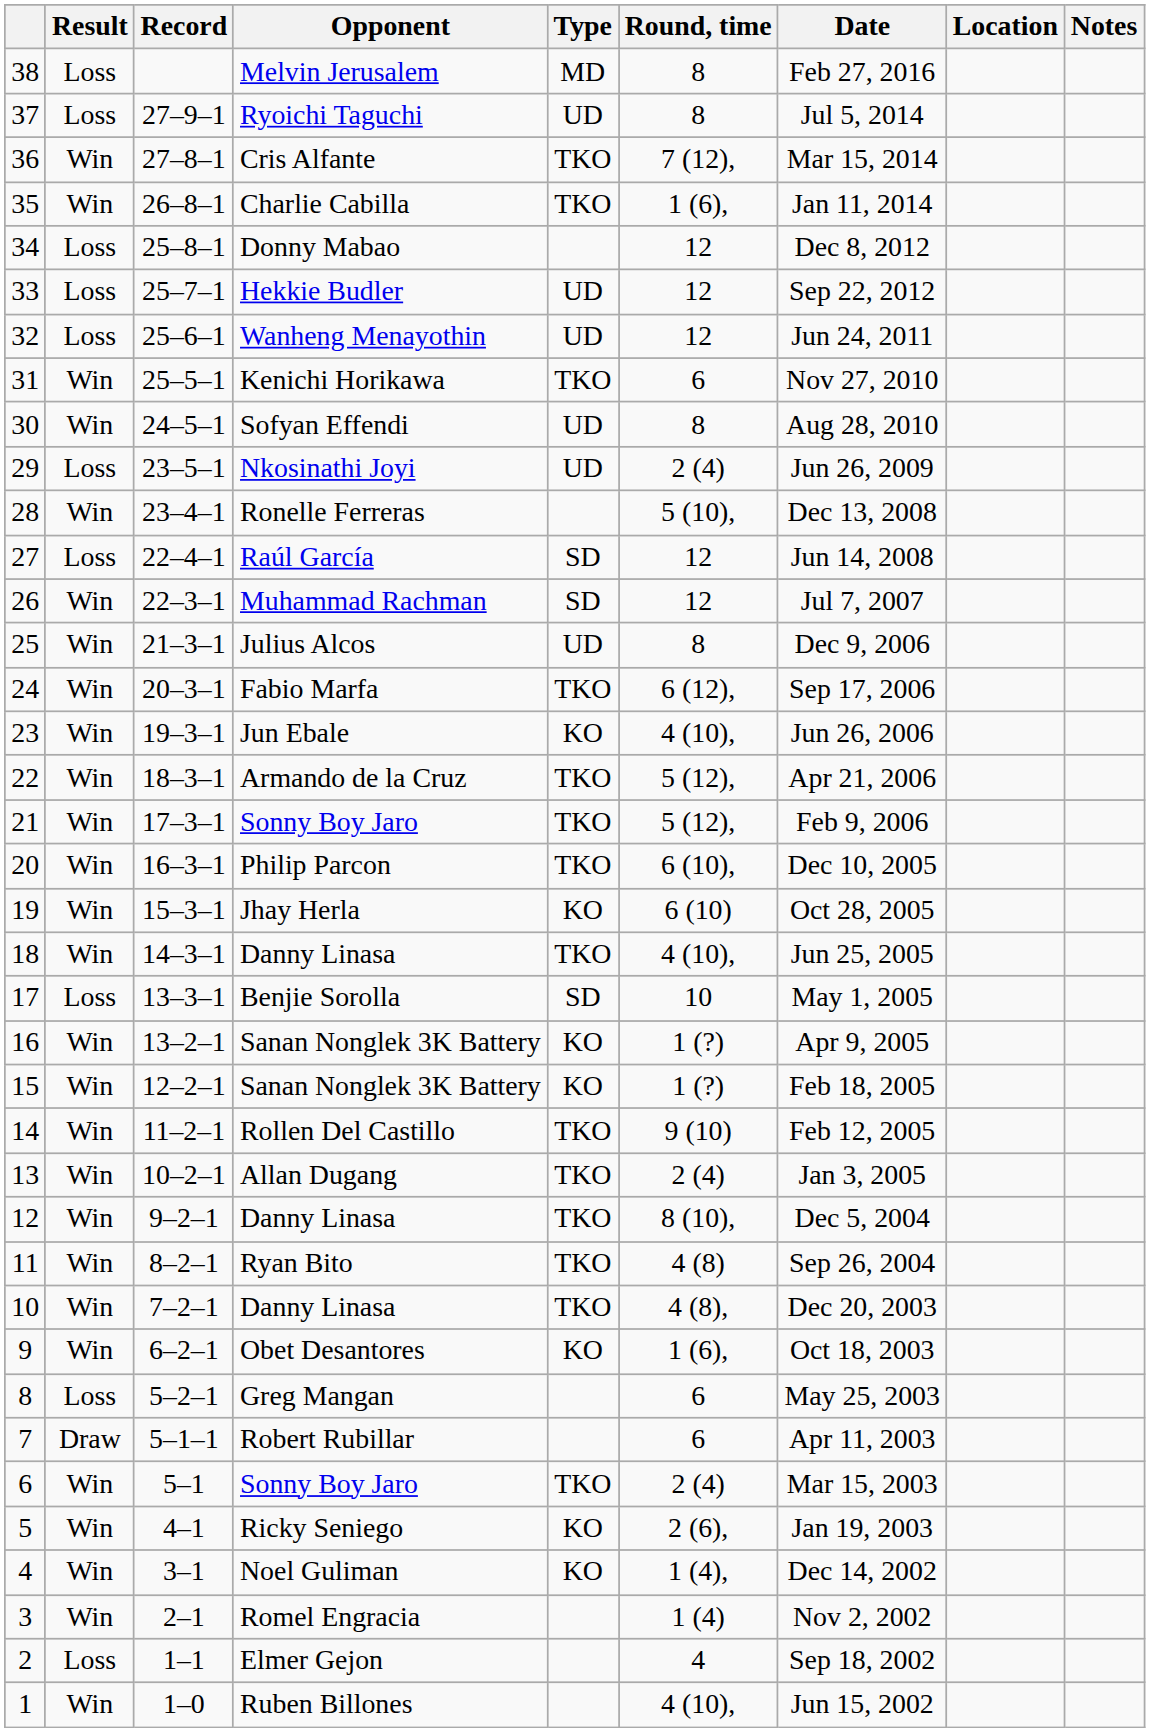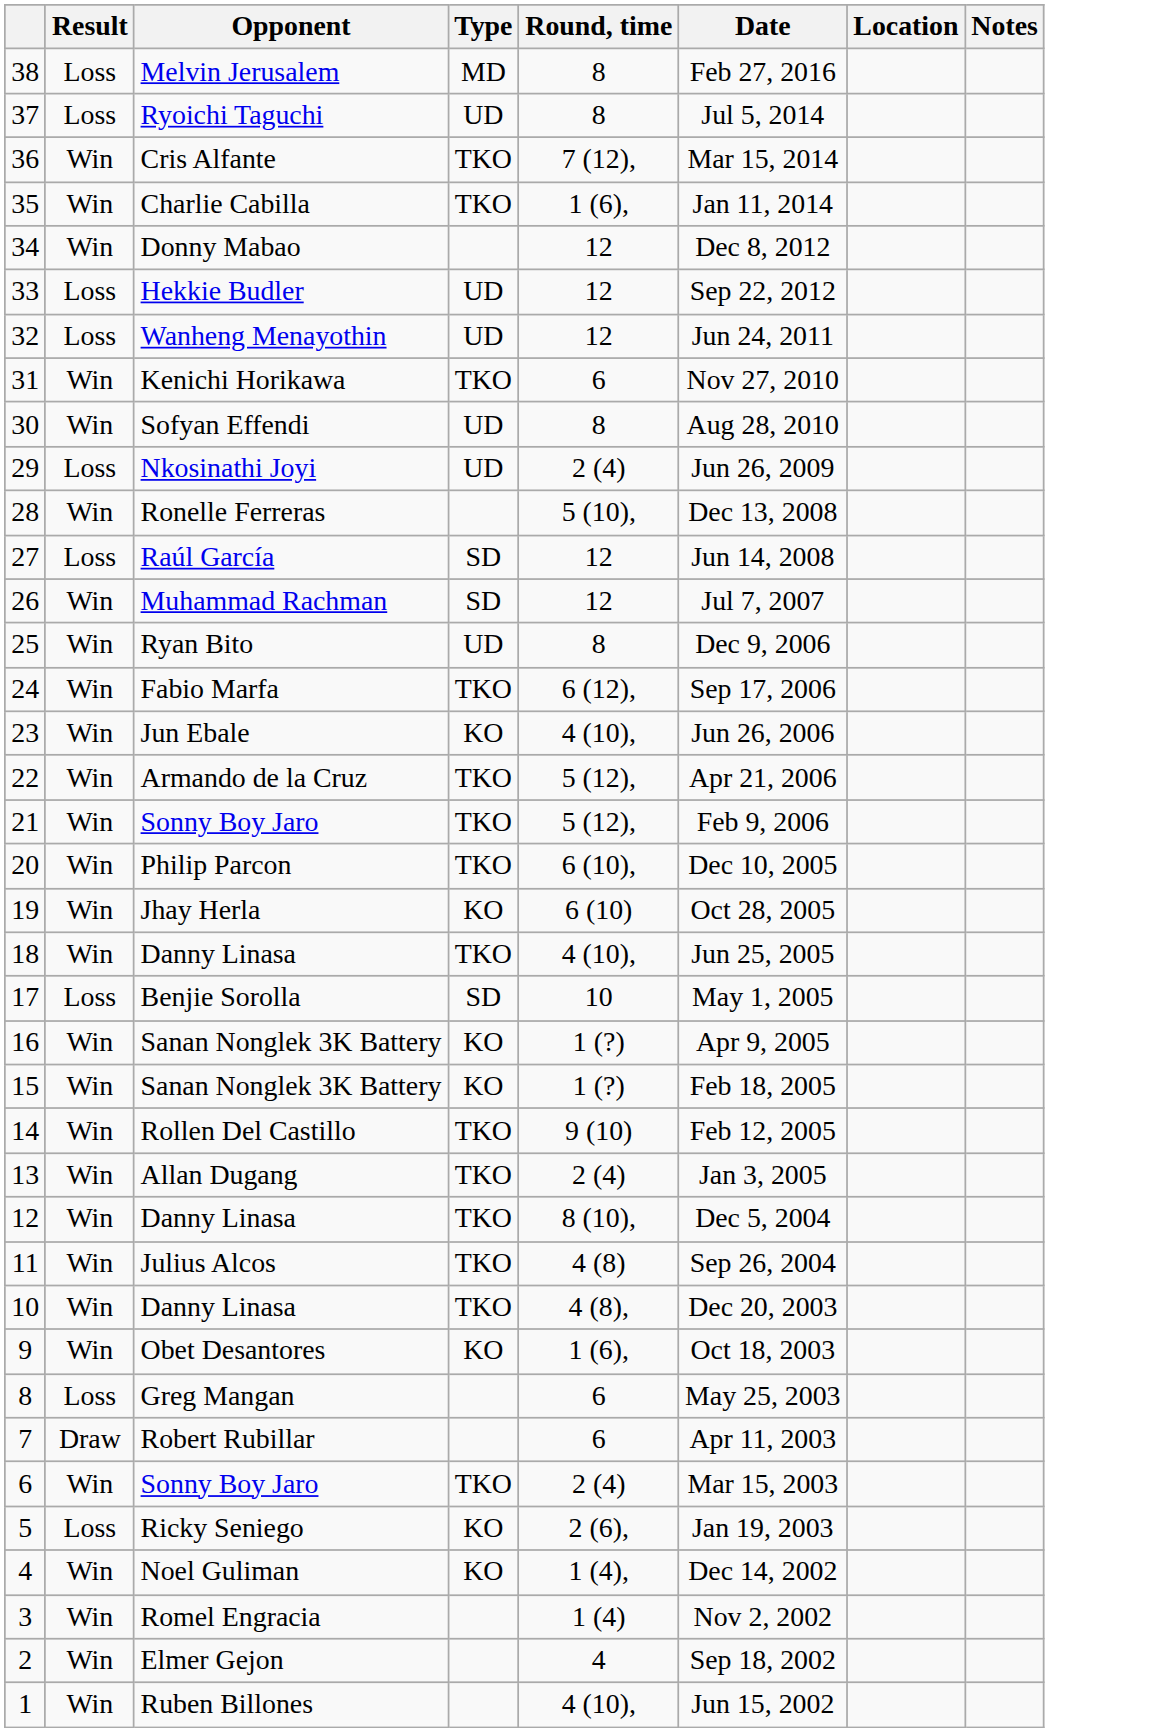- column: (184, 26)
(90, 247) Loss -> (90, 247) Win
(308, 644) Julius Alcos -> (197, 644) Ryan Bito
(296, 1262) Ryan Bito -> (208, 1262) Julius Alcos
(90, 1527) Win -> (90, 1527) Loss
(90, 1660) Loss -> (90, 1660) Win
